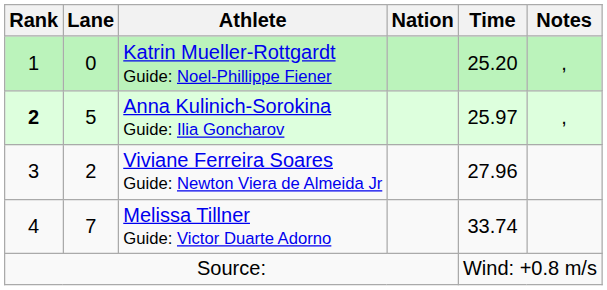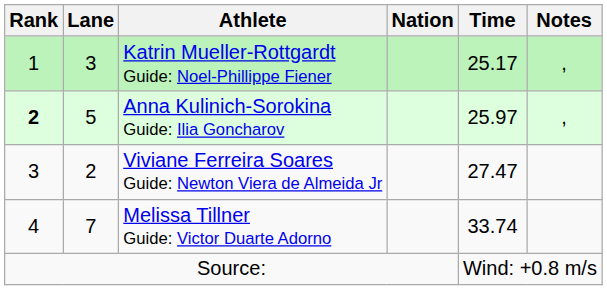(91, 63) 0 -> (91, 63) 3
(493, 63) 25.20 -> (493, 63) 25.17
(493, 171) 27.96 -> (493, 171) 27.47
